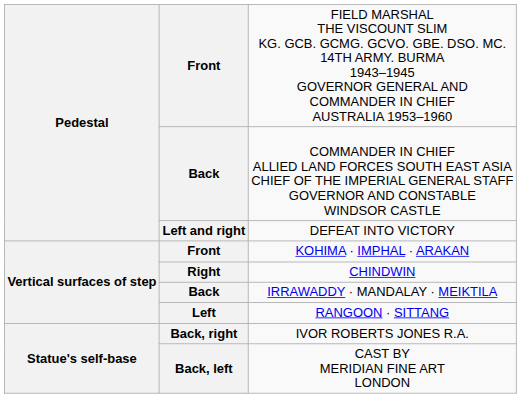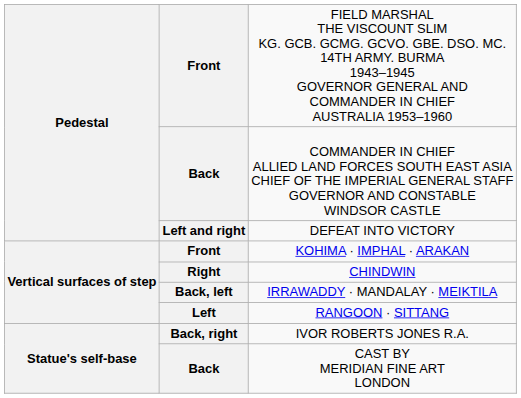(204, 292) Back -> (204, 292) Back, left
(204, 368) Back, left -> (204, 368) Back
